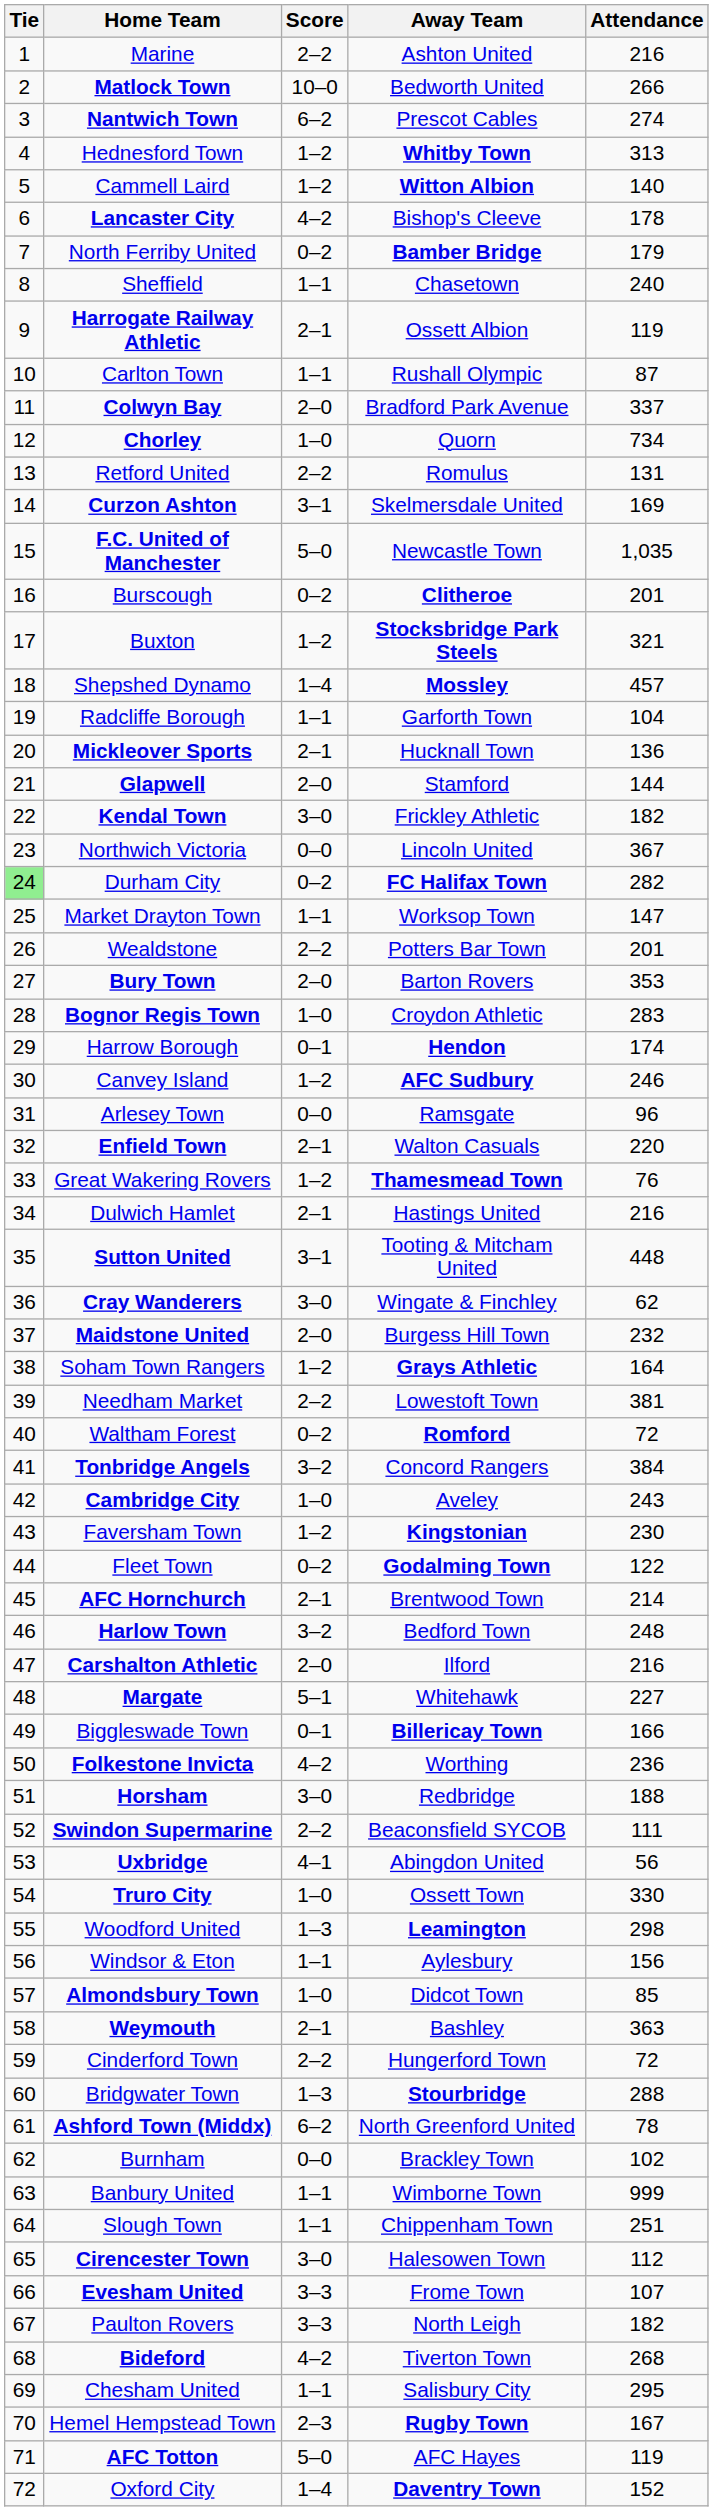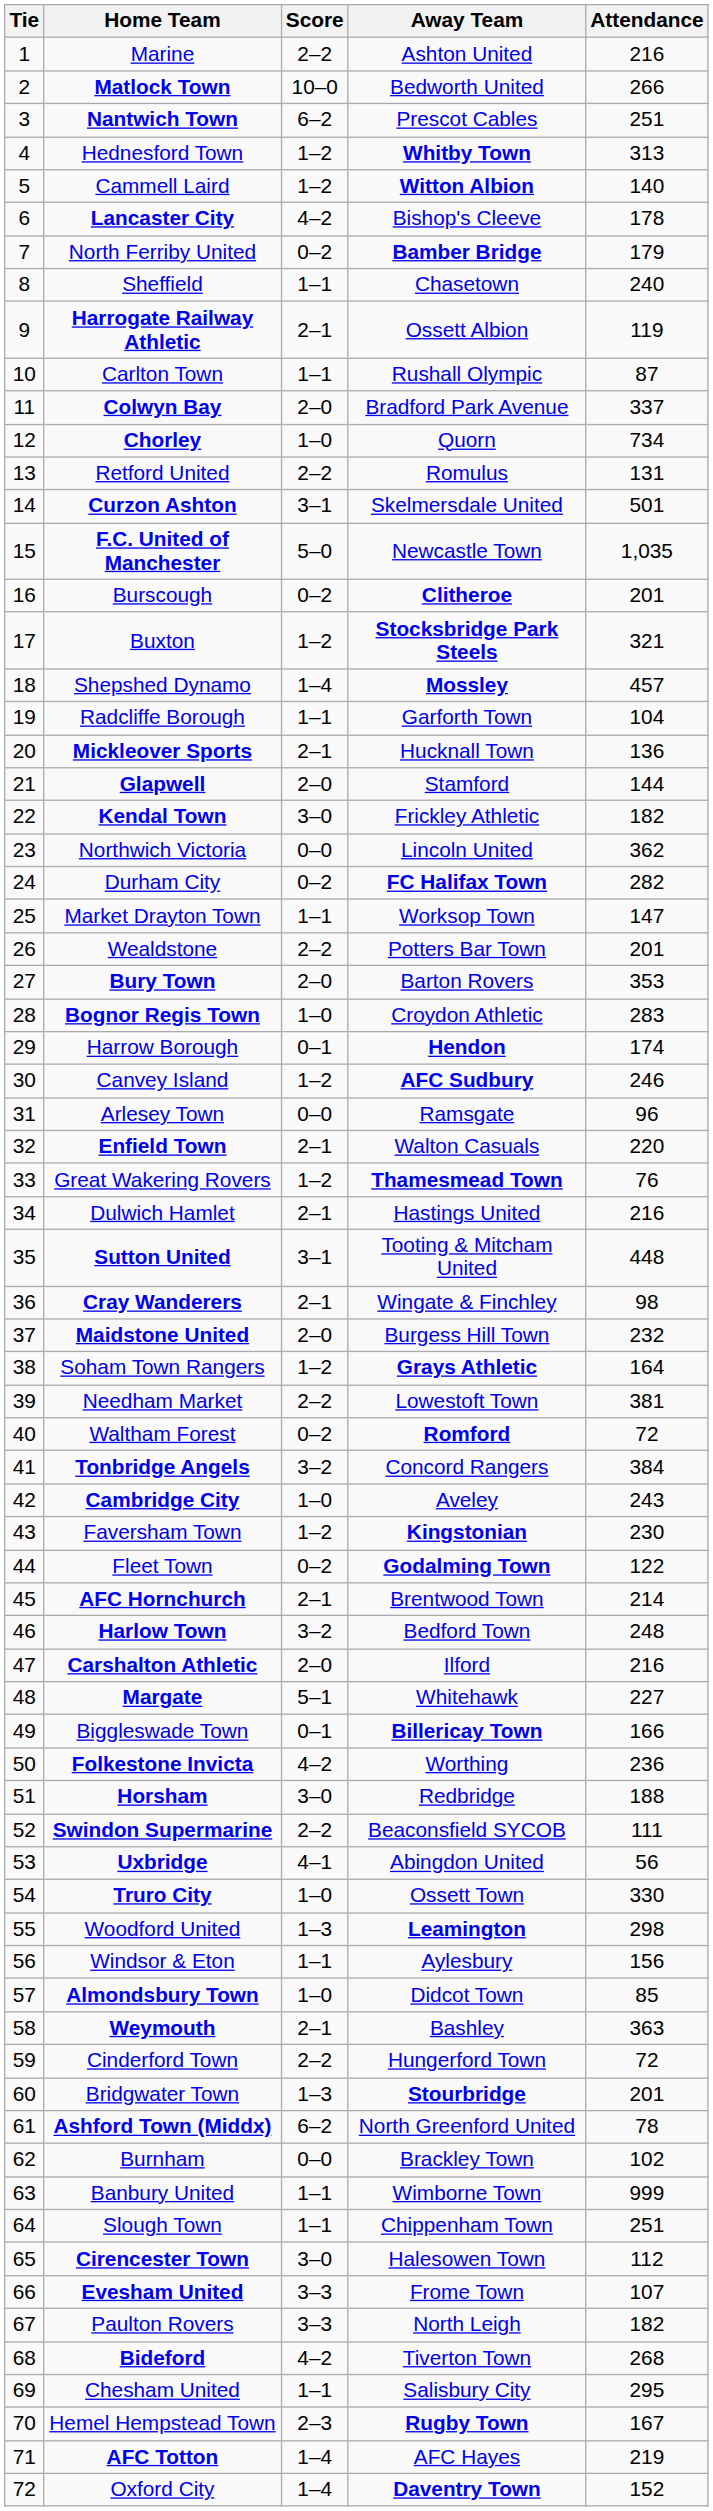(647, 119) 274 -> (647, 119) 251
(647, 506) 169 -> (647, 506) 501
(647, 849) 367 -> (647, 849) 362
(24, 882) lightgreen background -> (24, 882) no background
(315, 1302) 3–0 -> (315, 1302) 2–1
(647, 1302) 62 -> (647, 1302) 98
(647, 2093) 288 -> (647, 2093) 201
(315, 2456) 5–0 -> (315, 2456) 1–4
(647, 2456) 119 -> (647, 2456) 219
